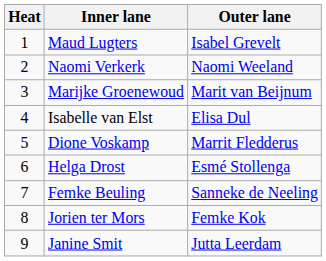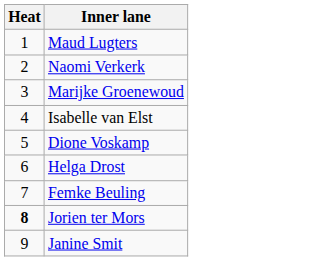- column: (255, 17)
(24, 218) normal -> (24, 218) bold
